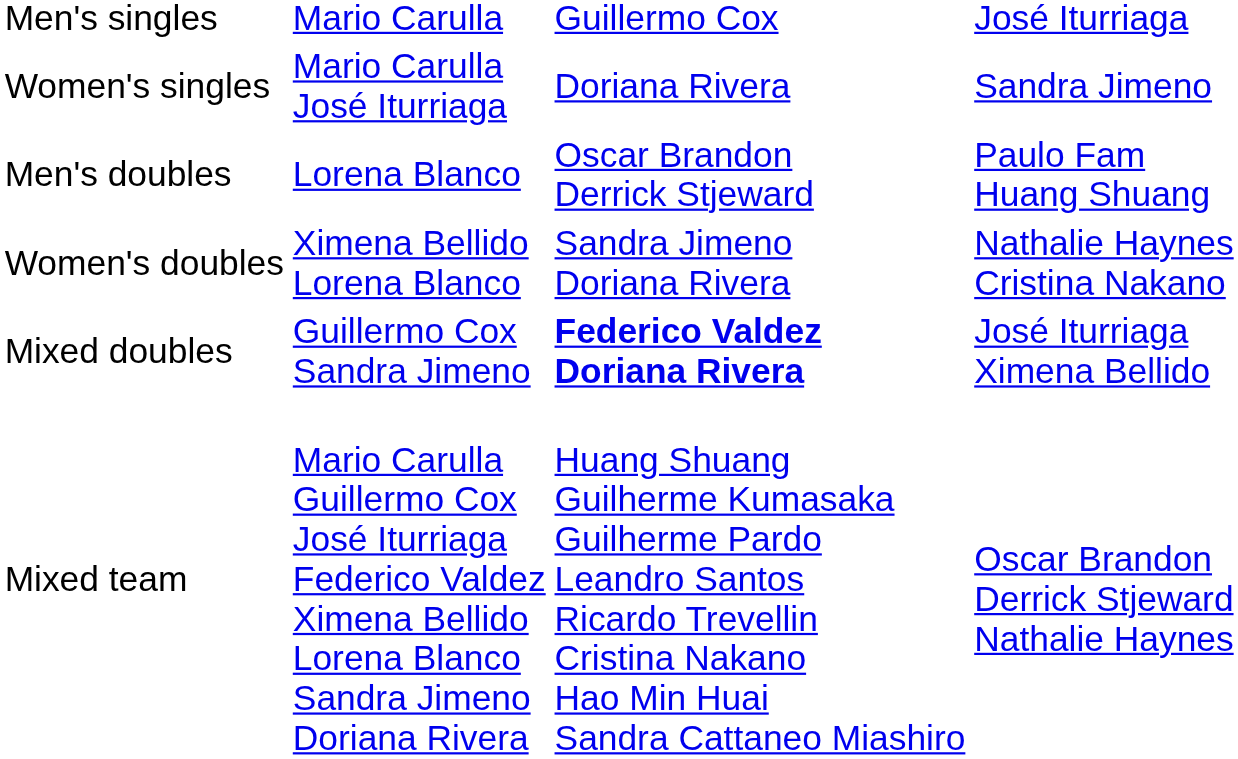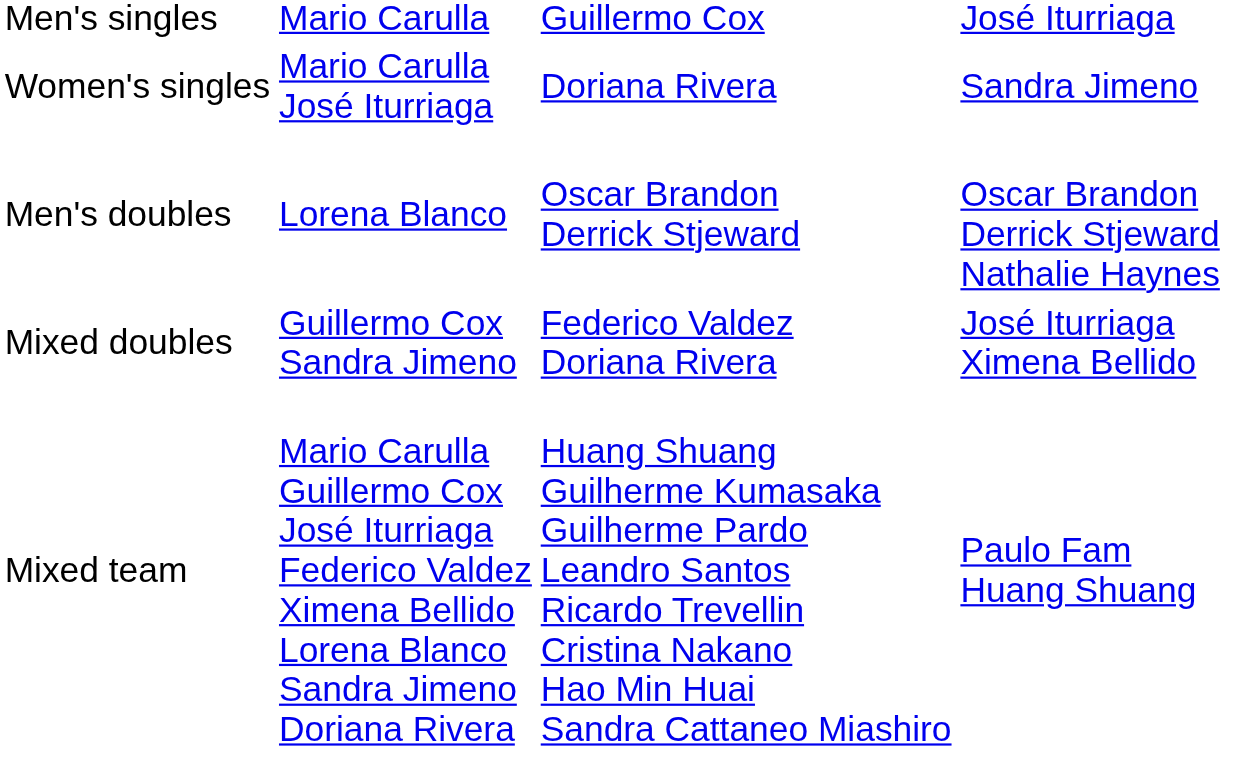(1092, 174) Paulo Fam Huang Shuang -> (1090, 234) Oscar Brandon Derrick Stjeward Nathalie Haynes
- row: (144, 263)
(688, 351) bold -> (667, 342) normal
(1104, 599) Oscar Brandon Derrick Stjeward Nathalie Haynes -> (1078, 570) Paulo Fam Huang Shuang
